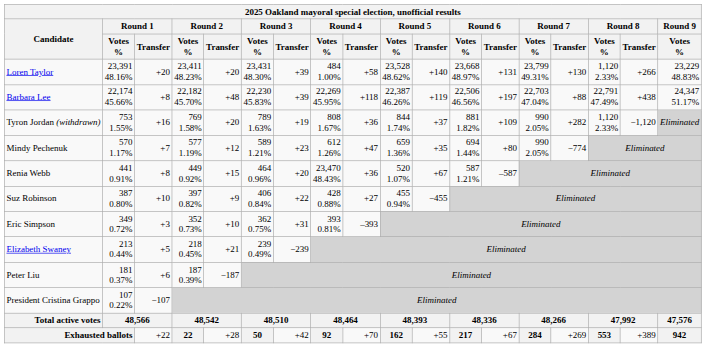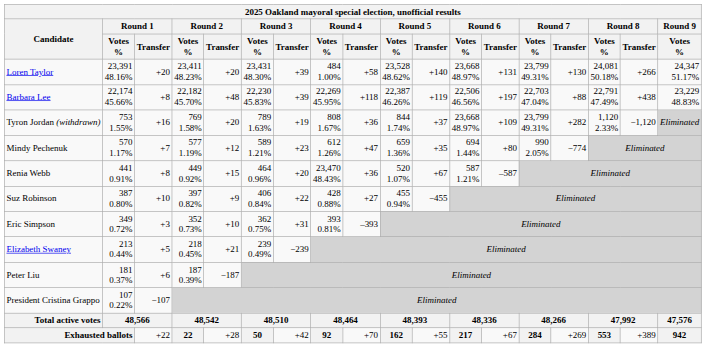(607, 71) 1,120 2.33% -> (604, 71) 24,081 50.18%
(685, 71) 23,229 48.83% -> (685, 71) 24,347 51.17%
(685, 97) 24,347 51.17% -> (685, 97) 23,229 48.83%
(468, 122) 881 1.82% -> (466, 122) 23,668 48.97%
(537, 122) 990 2.05% -> (535, 122) 23,799 49.31%
